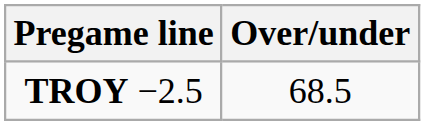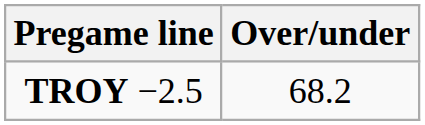(320, 90) 68.5 -> (320, 90) 68.2
